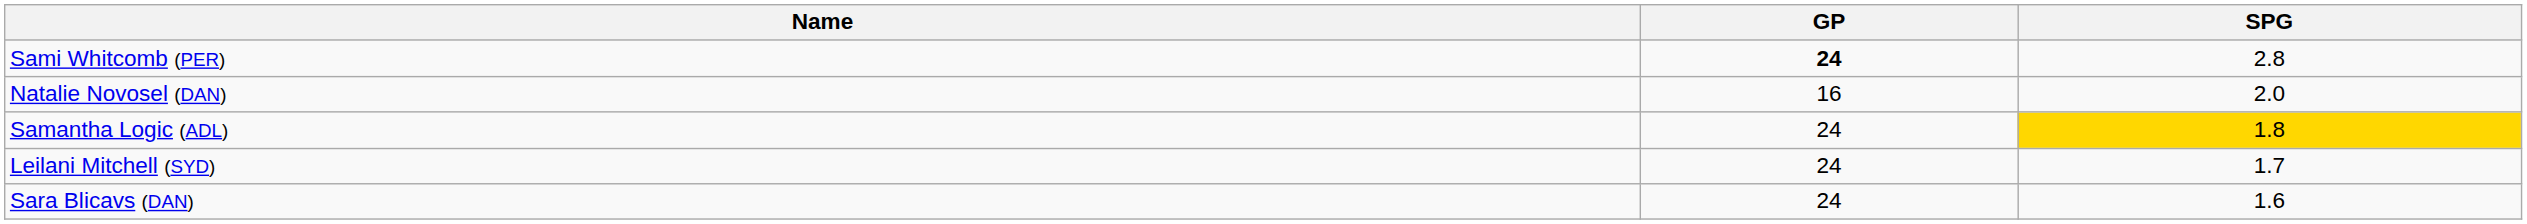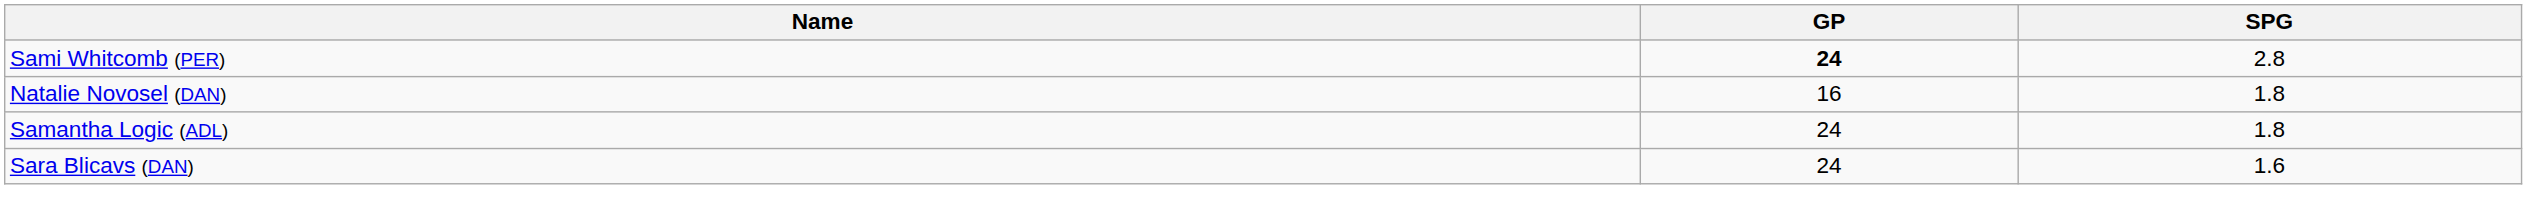(2269, 93) 2.0 -> (2269, 93) 1.8
(2269, 129) gold background -> (2269, 129) no background
- row: (113, 165)
